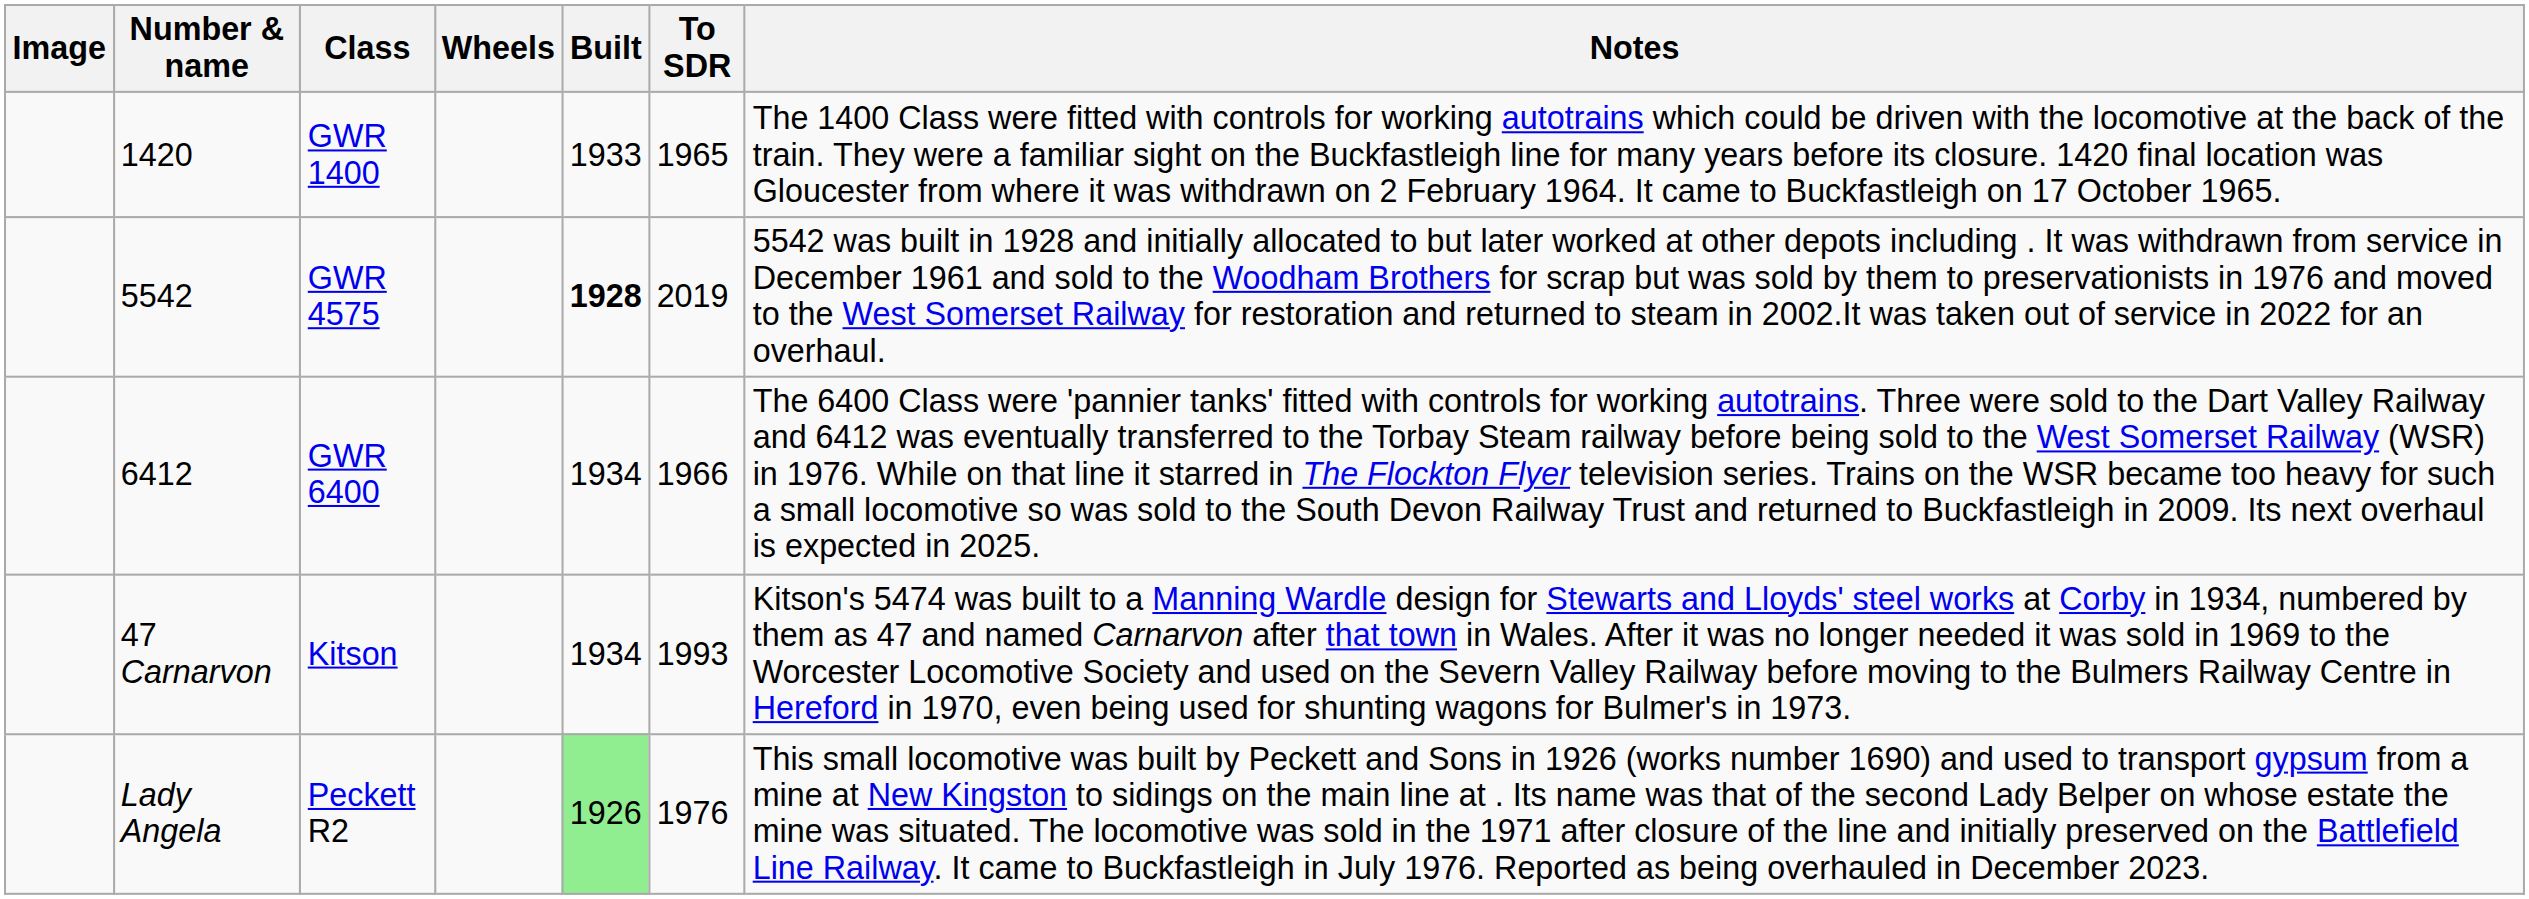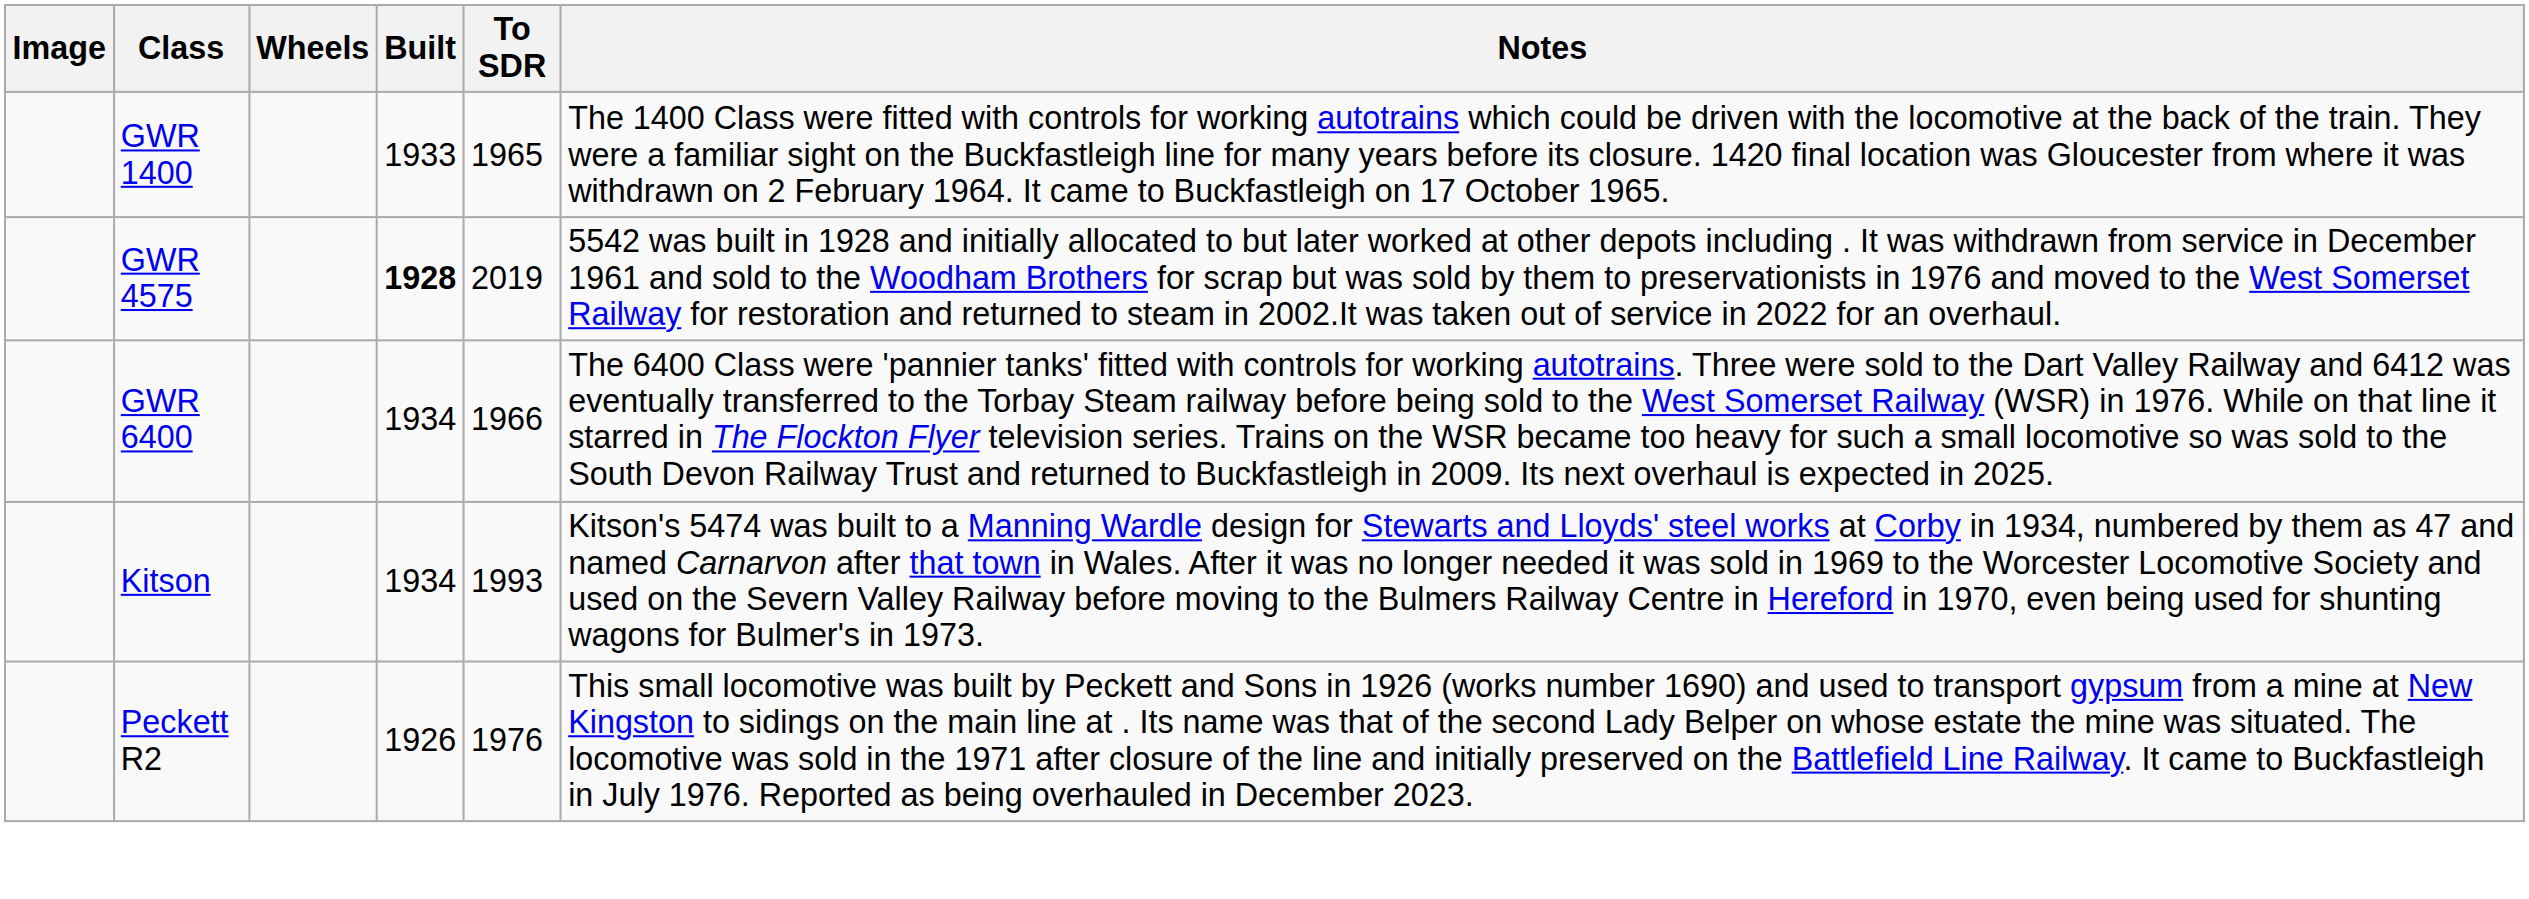- column: (207, 48)
(606, 813) lightgreen background -> (420, 740) no background
